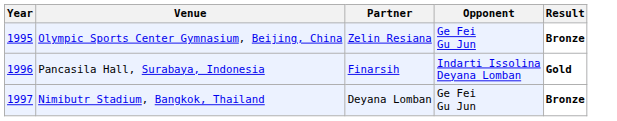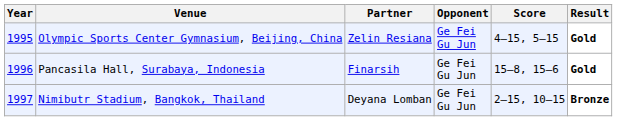+ column: (530, 13)
(565, 38) Bronze -> (583, 38) Gold
(489, 69) Indarti Issolina Deyana Lomban -> (456, 69) Ge Fei Gu Jun
